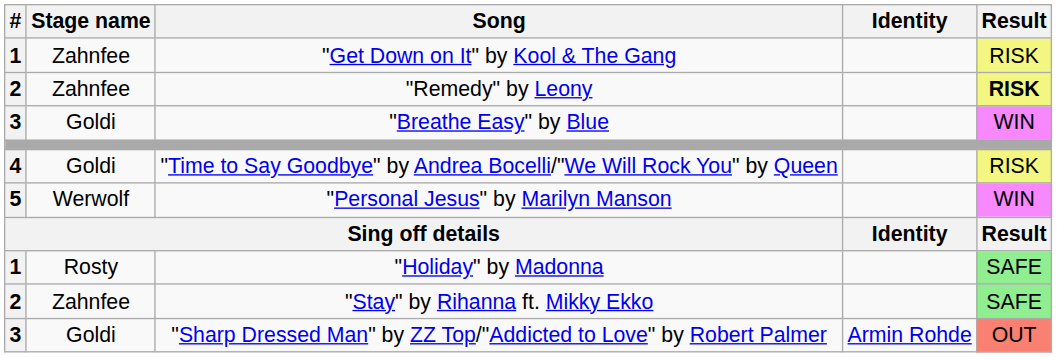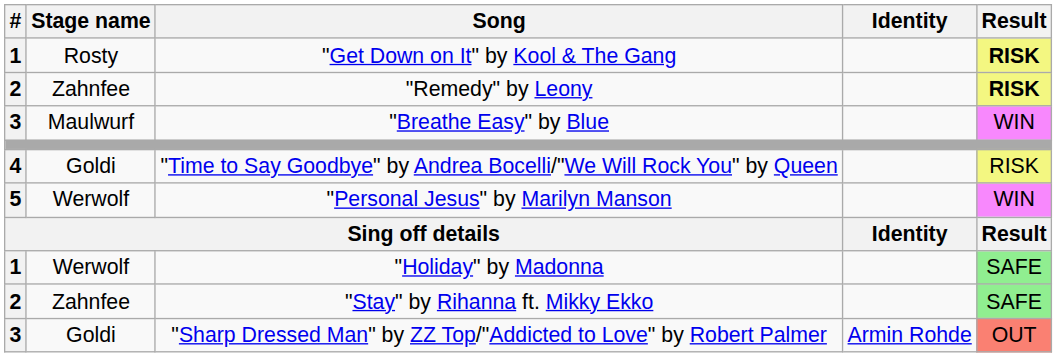(91, 55) Zahnfee -> (91, 55) Rosty
(1014, 55) normal -> (1014, 55) bold
(91, 122) Goldi -> (91, 122) Maulwurf
(91, 267) Rosty -> (91, 267) Werwolf
